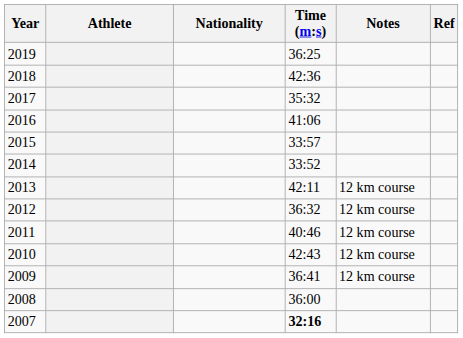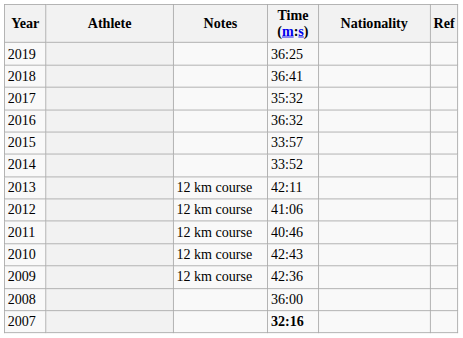columns swapped: (229, 23) <-> (383, 23)
(305, 76) 42:36 -> (287, 76) 36:41
(305, 120) 41:06 -> (287, 120) 36:32
(305, 210) 36:32 -> (287, 210) 41:06
(305, 277) 36:41 -> (287, 277) 42:36
